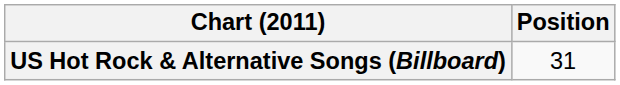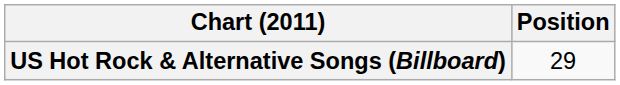(563, 60) 31 -> (563, 60) 29
